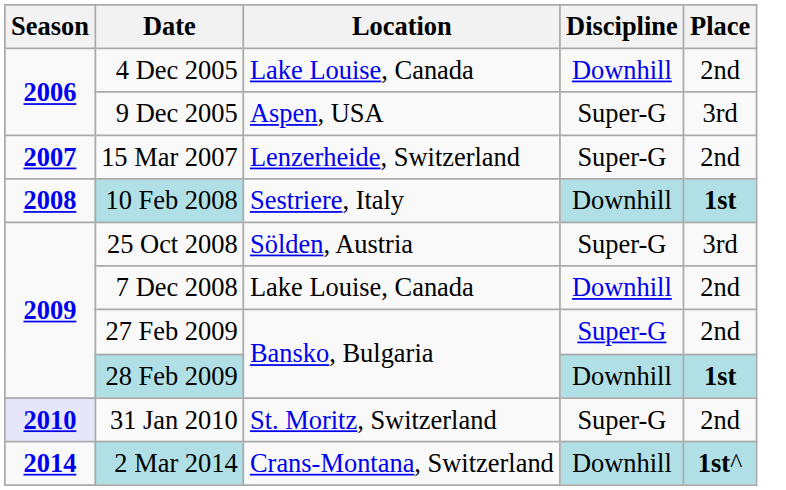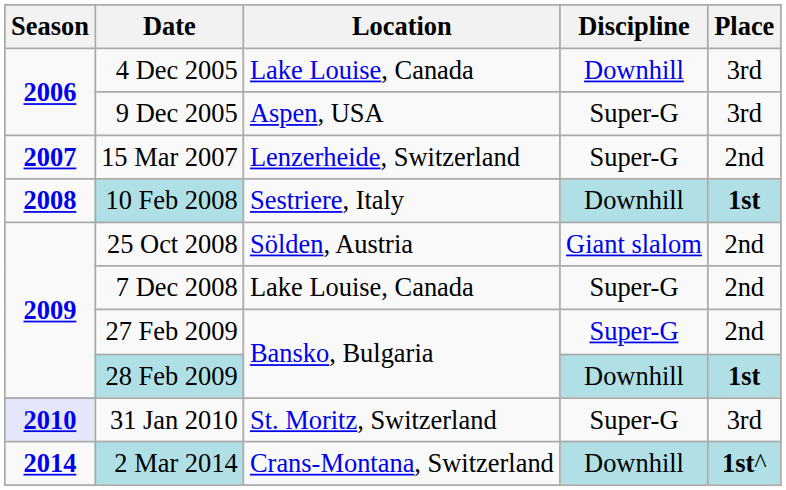(720, 70) 2nd -> (744, 70) 3rd
(622, 244) Super-G -> (634, 244) Giant slalom
(720, 244) 3rd -> (744, 244) 2nd
(622, 288) Downhill -> (634, 288) Super-G
(720, 418) 2nd -> (744, 418) 3rd
